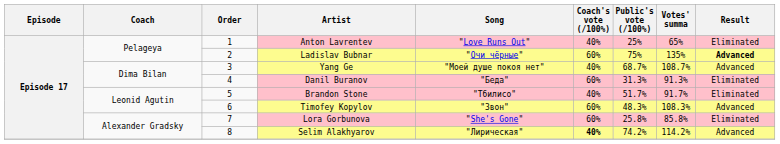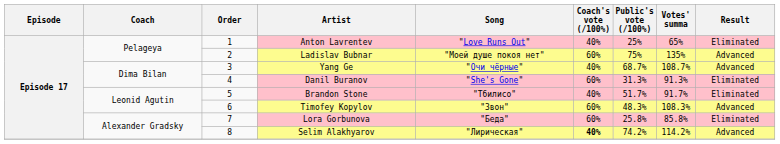(495, 55) "Очи чёрные" -> (495, 55) "Моей душе покоя нет"
(735, 55) bold -> (735, 55) normal
(495, 68) "Моей душе покоя нет" -> (495, 68) "Очи чёрные"
(495, 81) "Беда" -> (495, 81) "She's Gone"
(495, 120) "She's Gone" -> (495, 120) "Беда"
